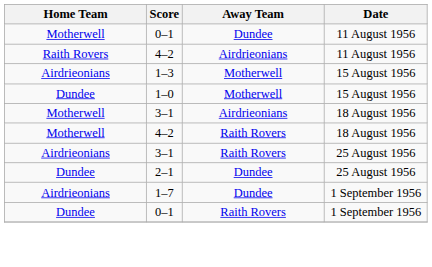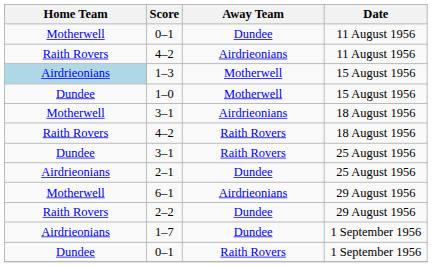(76, 73) no background -> (76, 73) lightblue background
(76, 133) Motherwell -> (76, 133) Raith Rovers
(76, 152) Airdrieonians -> (76, 152) Dundee
(76, 172) Dundee -> (76, 172) Airdrieonians
+ row: (164, 192)
+ row: (164, 212)
